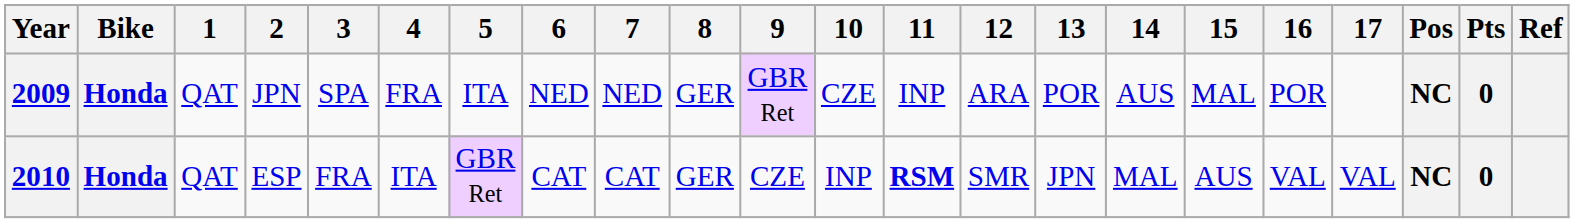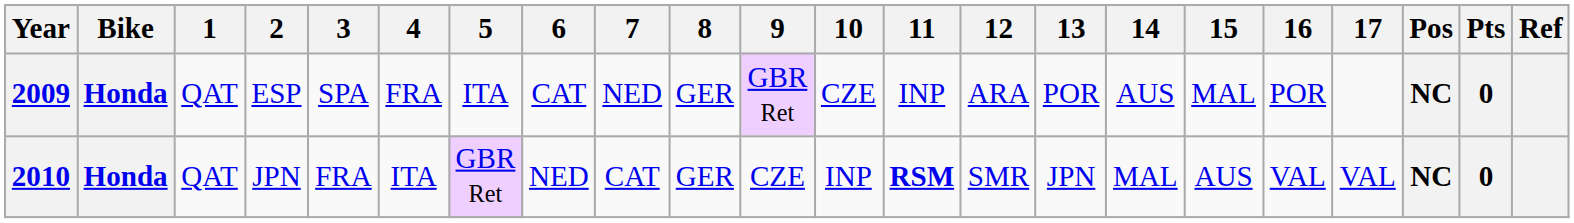(276, 94) JPN -> (276, 94) ESP
(559, 94) NED -> (559, 94) CAT
(276, 176) ESP -> (276, 176) JPN
(559, 176) CAT -> (559, 176) NED
